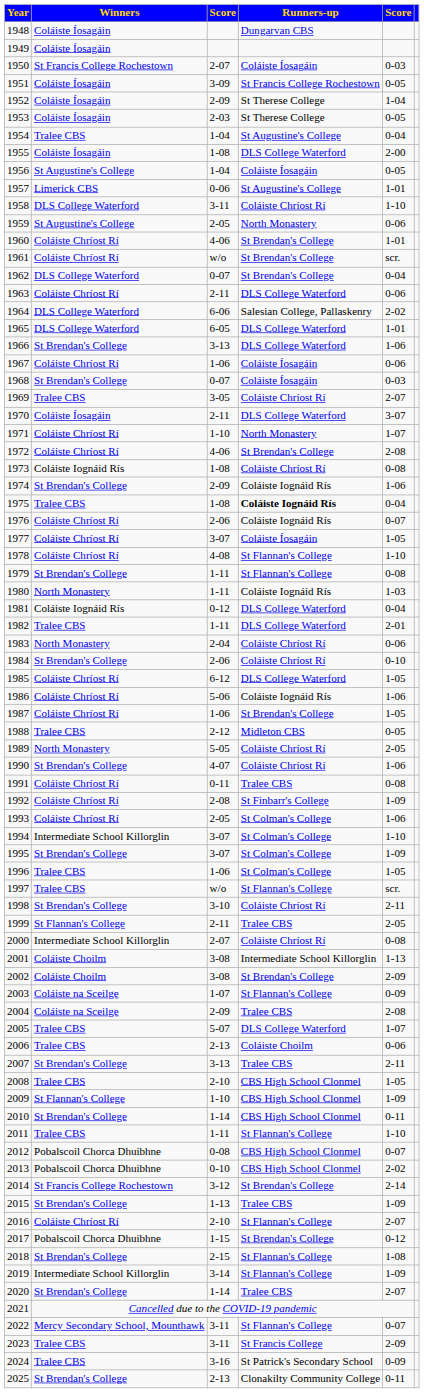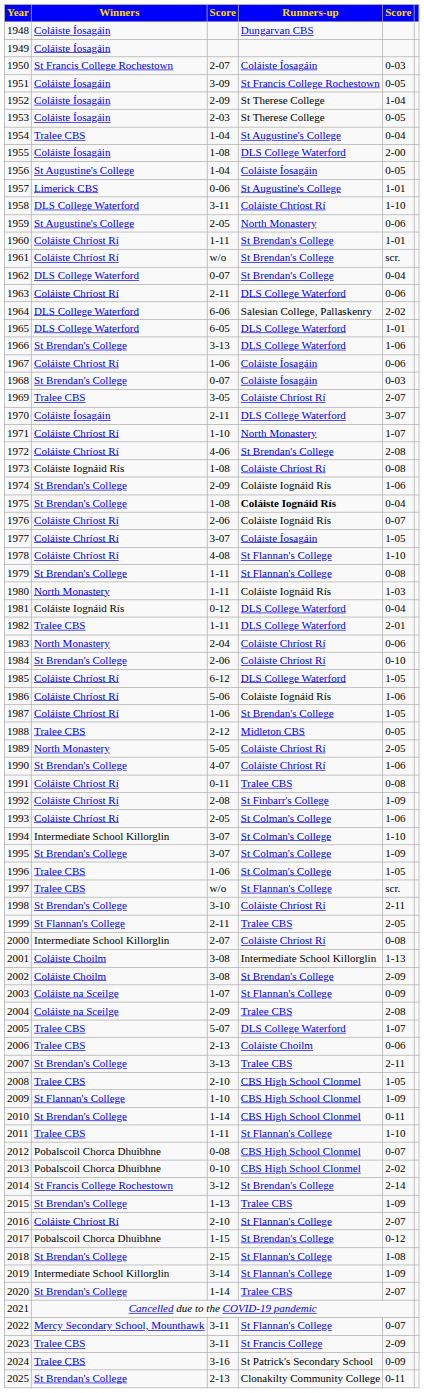(220, 240) 4-06 -> (220, 240) 1-11
(60, 503) Tralee CBS -> (80, 503) St Brendan's College
